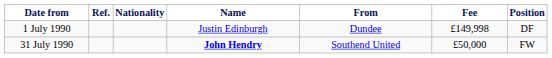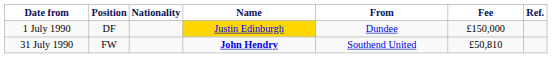columns swapped: (527, 12) <-> (101, 12)
(233, 28) no background -> (249, 28) gold background
(470, 28) £149,998 -> (486, 28) £150,000
(470, 45) £50,000 -> (486, 45) £50,810
